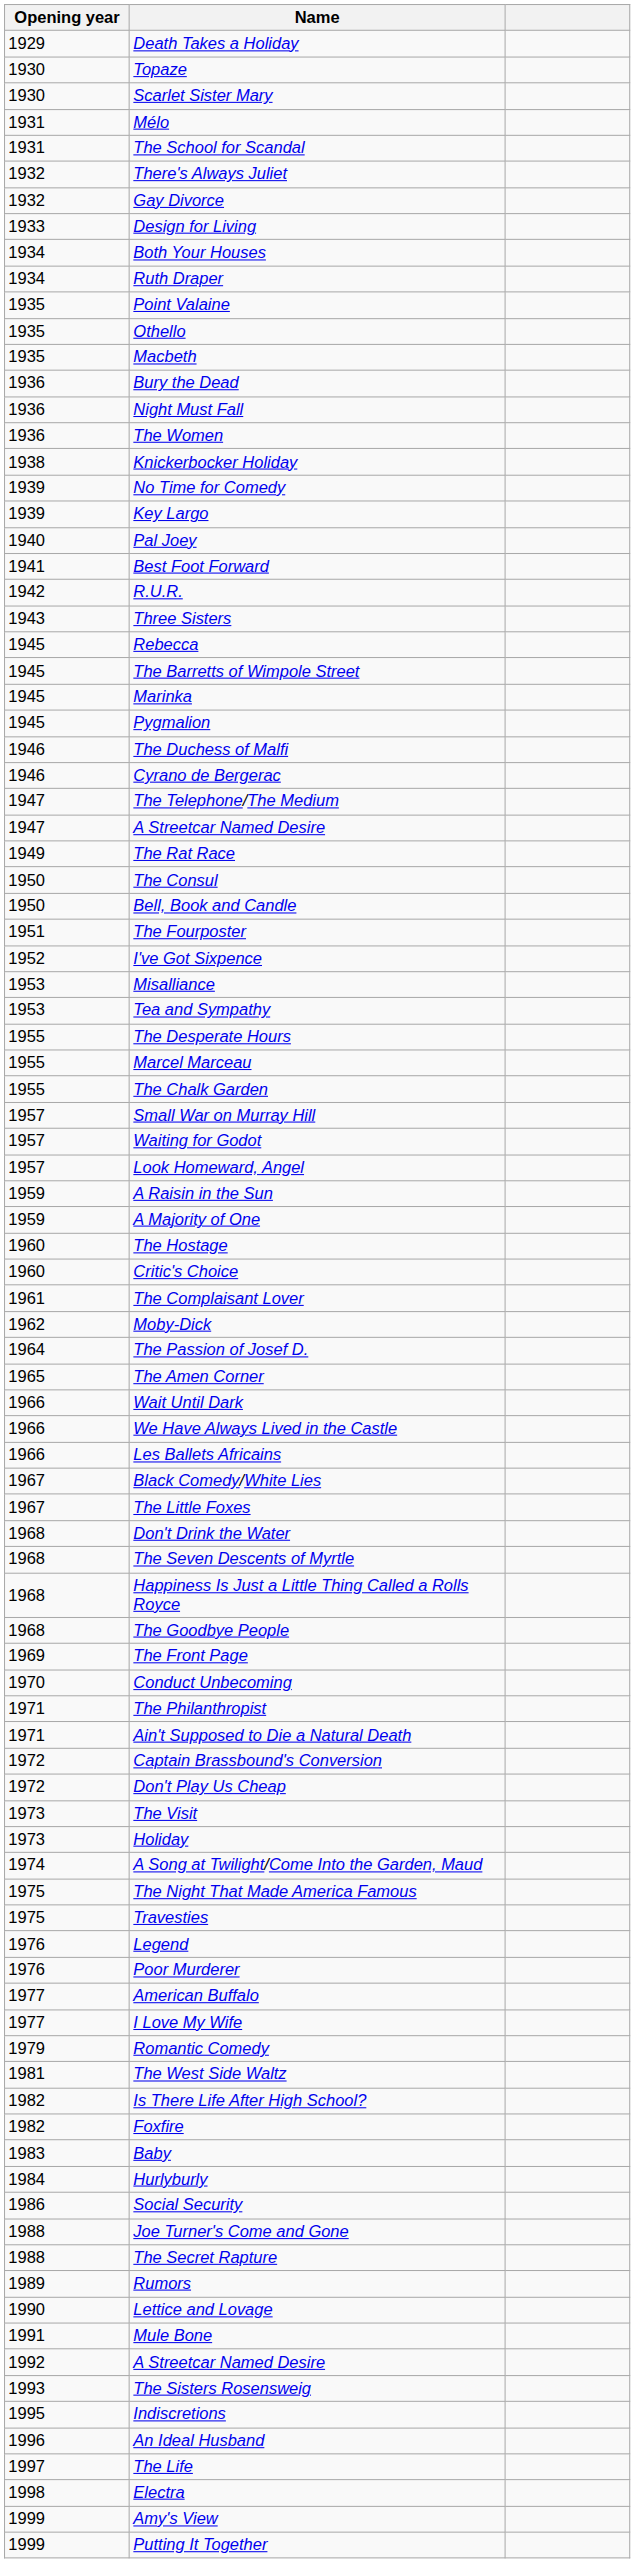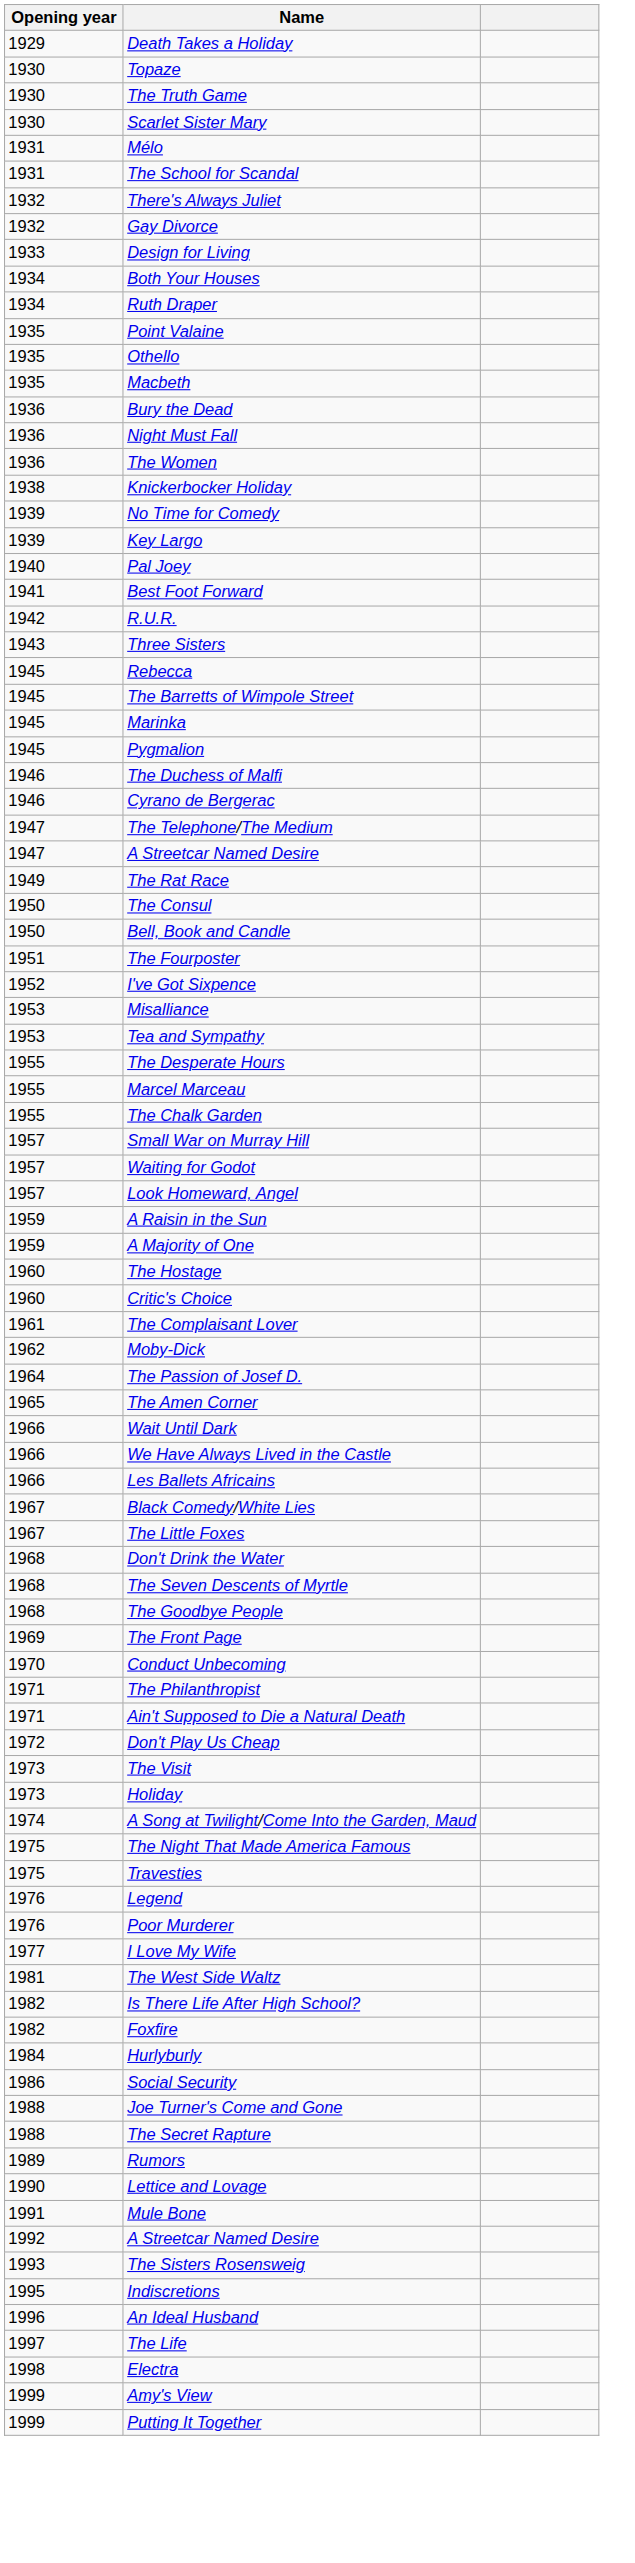+ row: (27, 95)
- row: (27, 1595)
- row: (27, 1761)
- row: (27, 1996)
- row: (27, 2048)
- row: (27, 2153)
